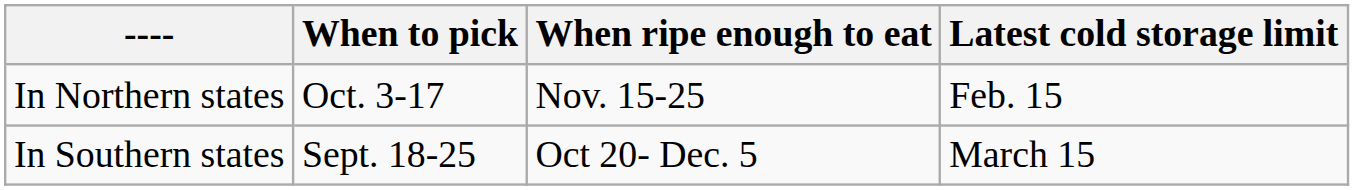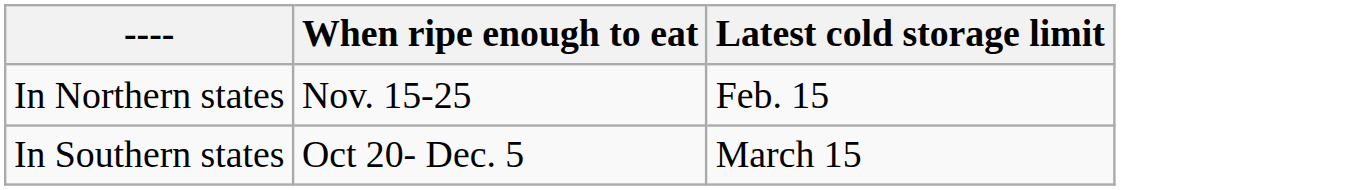- column: (410, 34)
